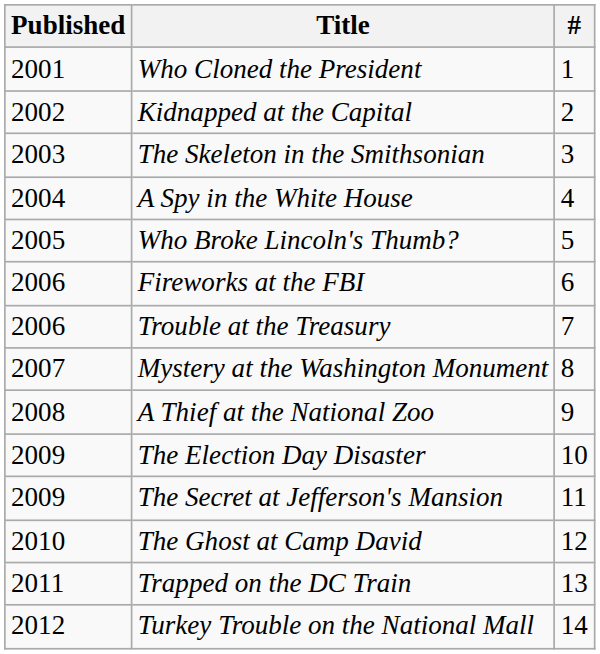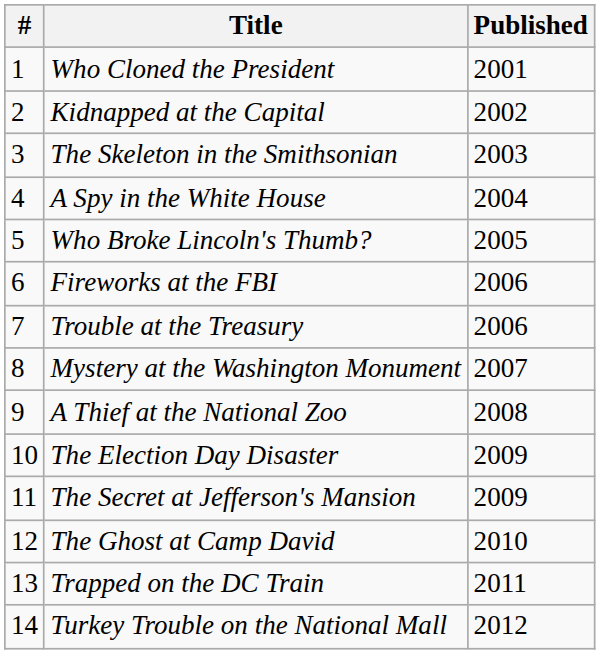columns swapped: (574, 25) <-> (68, 25)
